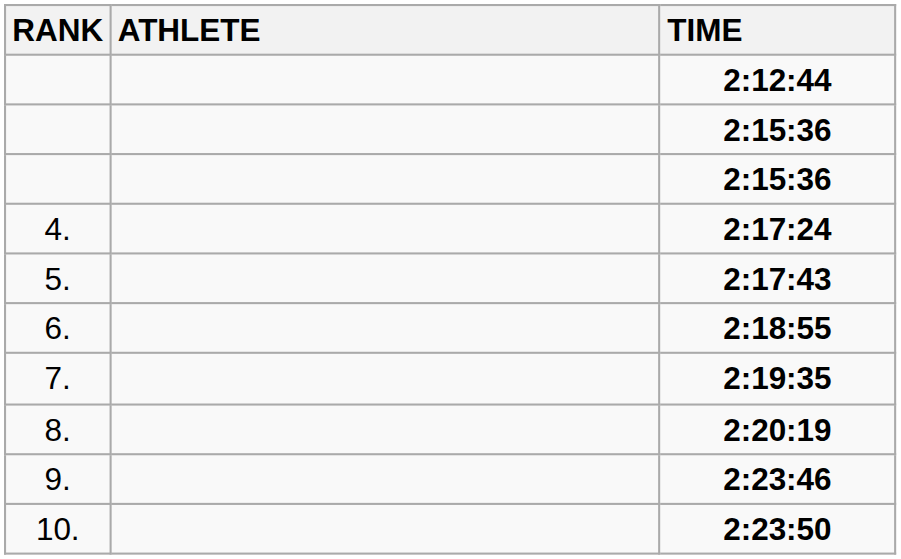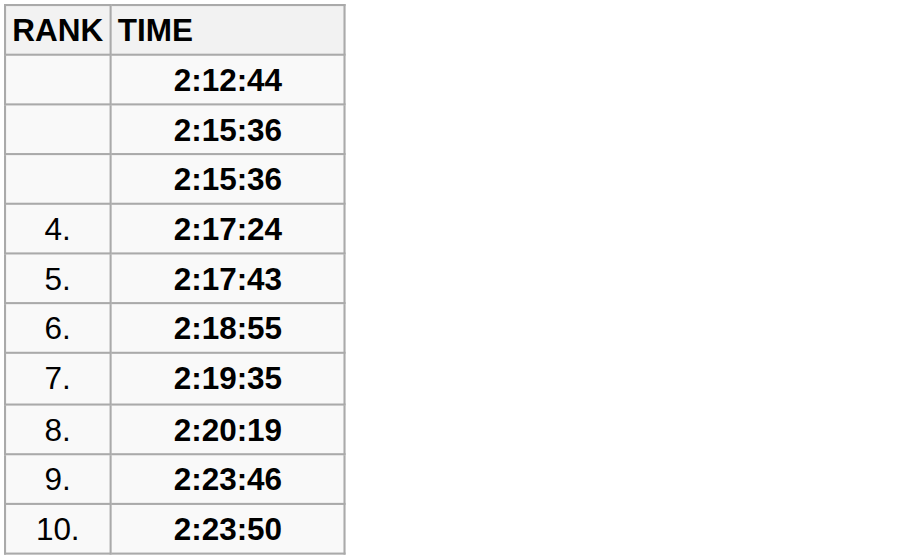- column: (189, 30)
